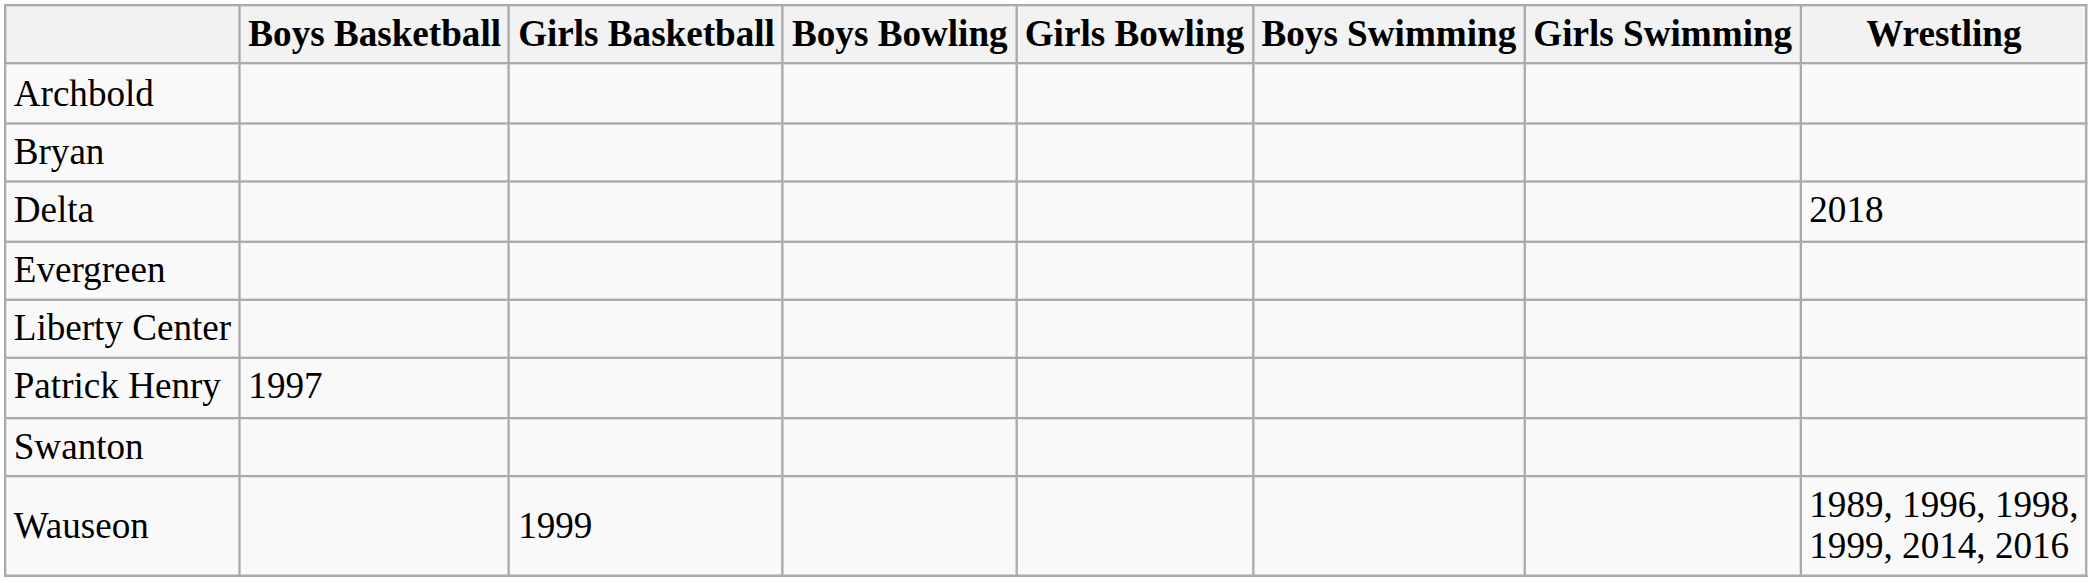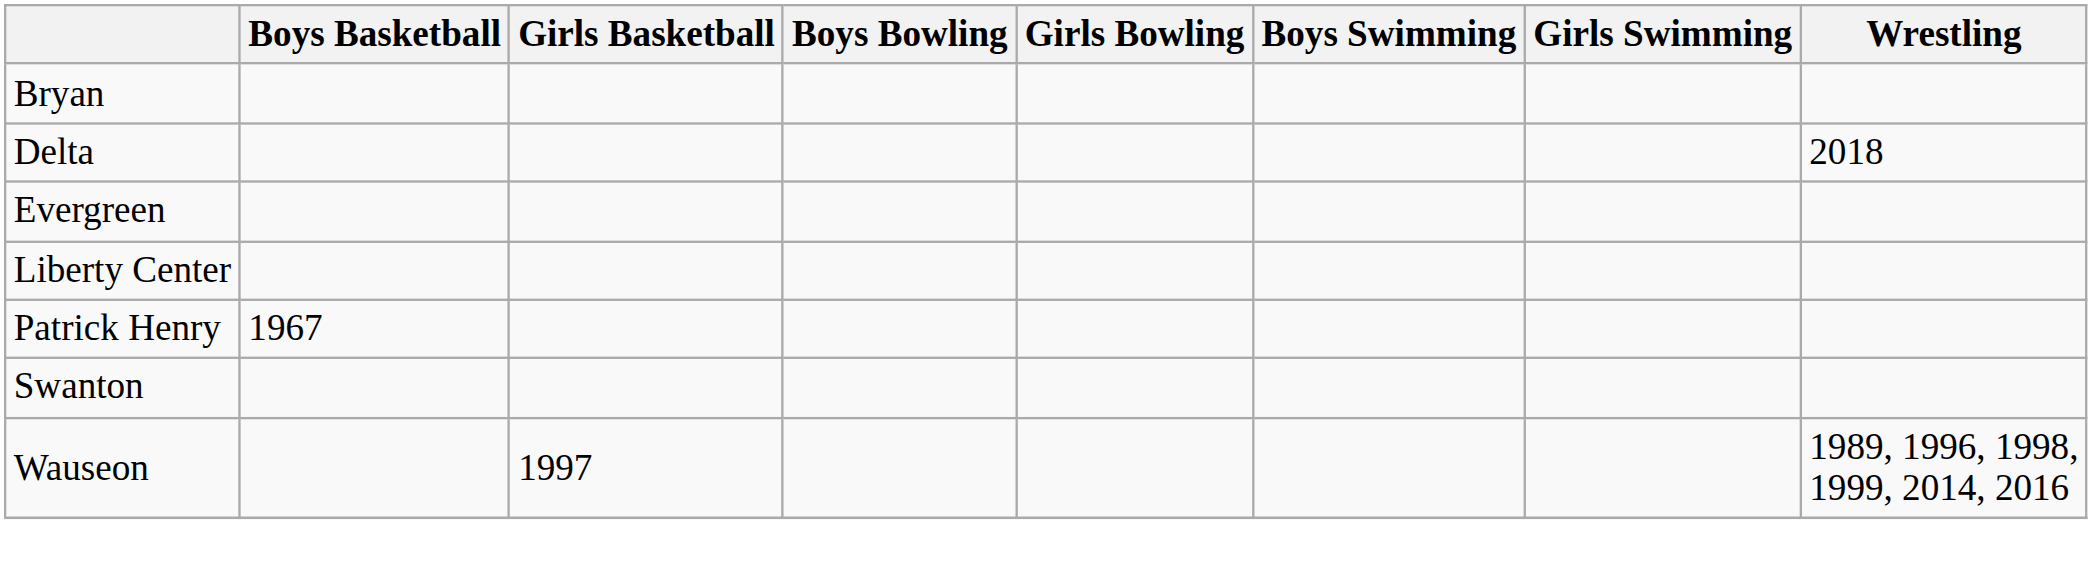- row: (84, 92)
(285, 387) 1997 -> (285, 328) 1967
(555, 525) 1999 -> (555, 466) 1997
